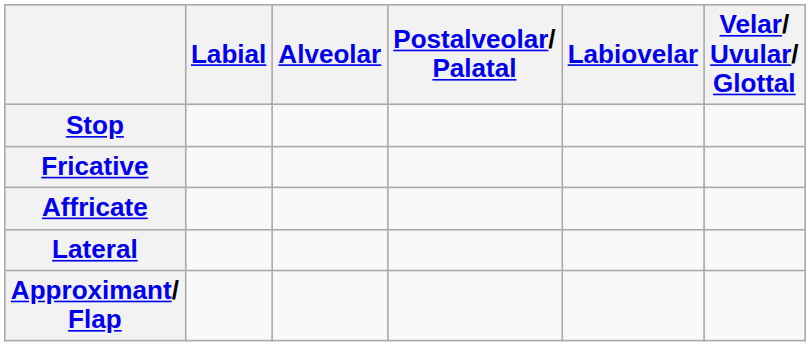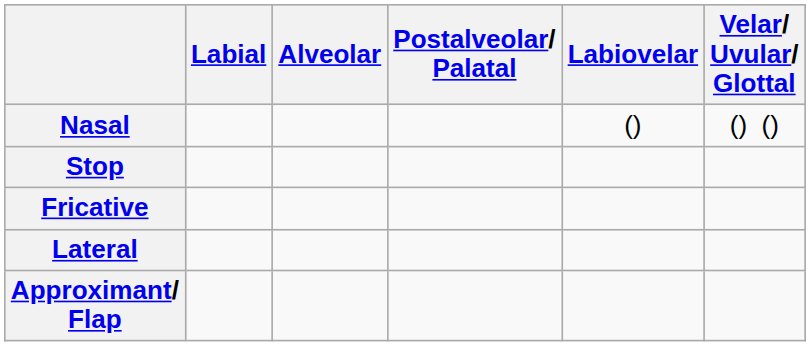+ row: (95, 125)
- row: (95, 207)
